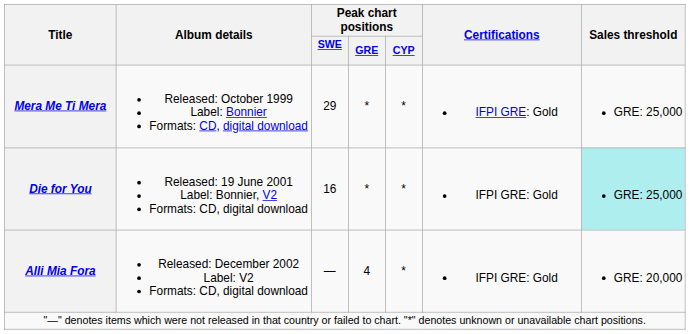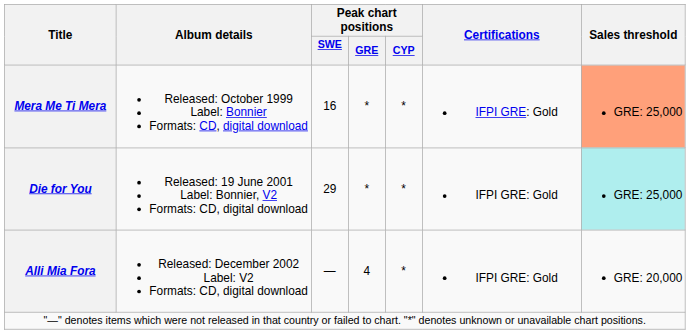(330, 106) 29 -> (330, 106) 16
(633, 113) no background -> (633, 113) lightsalmon background
(330, 188) 16 -> (330, 188) 29
